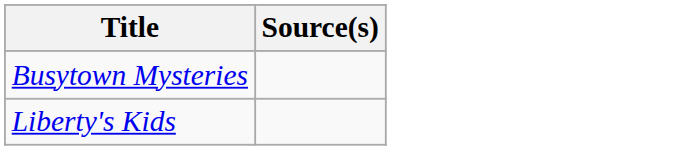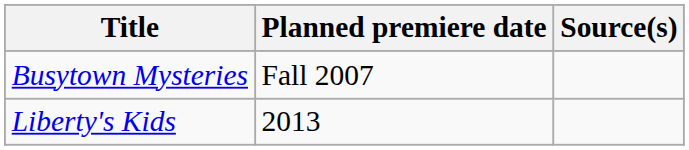+ column: (404, 27)
